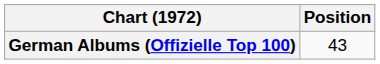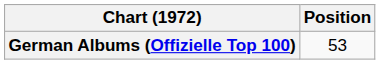(337, 45) 43 -> (337, 45) 53
